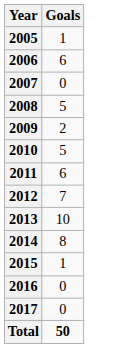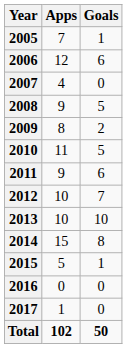+ column: (61, 15)
